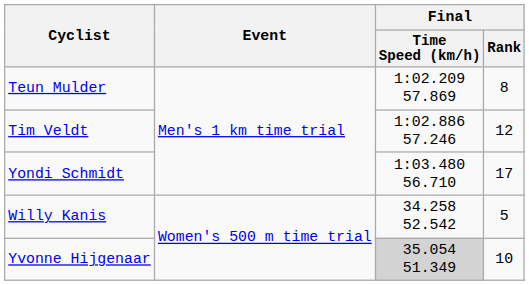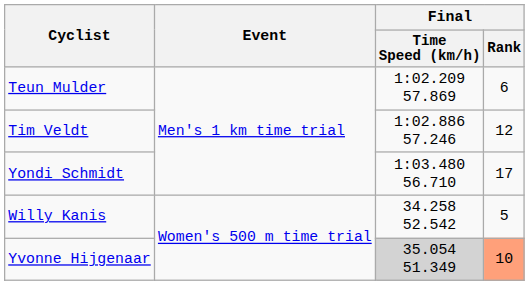(504, 88) 8 -> (504, 88) 6
(504, 259) no background -> (504, 259) lightsalmon background
